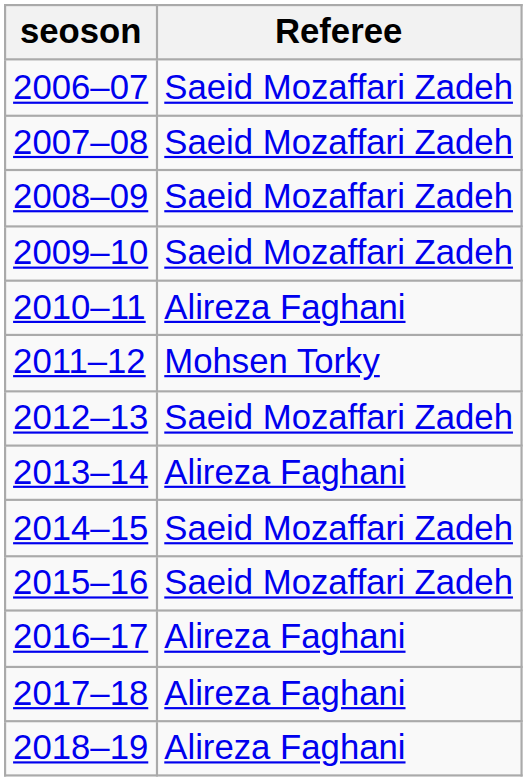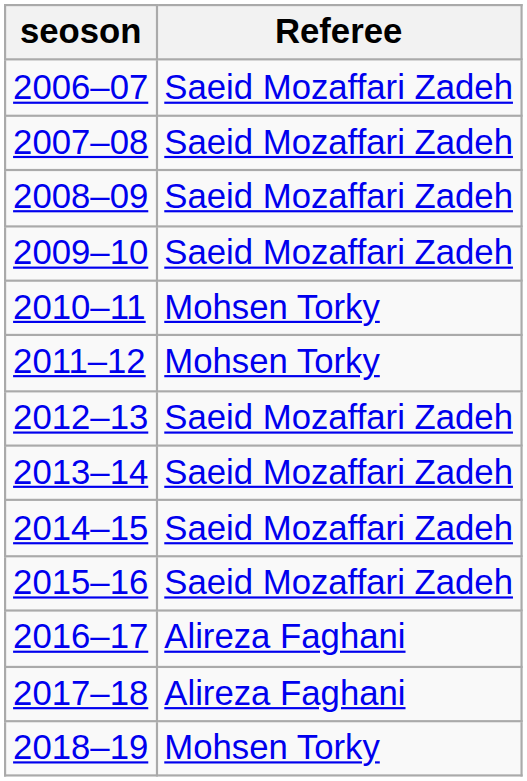(285, 307) Alireza Faghani -> (272, 307) Mohsen Torky
(285, 472) Alireza Faghani -> (339, 472) Saeid Mozaffari Zadeh
(285, 747) Alireza Faghani -> (272, 747) Mohsen Torky
